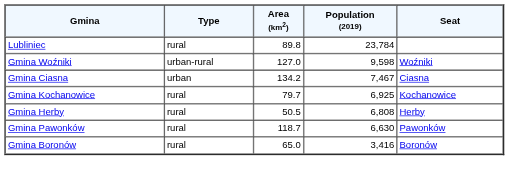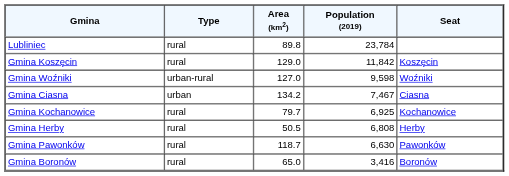+ row: (43, 61)
